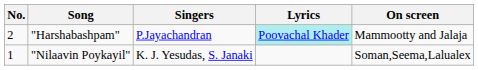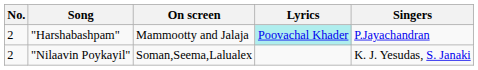columns swapped: (194, 14) <-> (413, 14)
(10, 55) 1 -> (10, 55) 2
